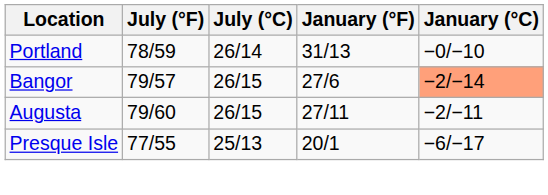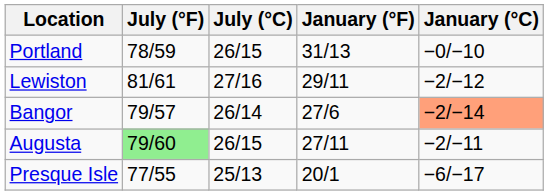(238, 50) 26/14 -> (238, 50) 26/15
+ row: (48, 81)
(238, 81) 26/15 -> (238, 112) 26/14
(152, 112) no background -> (152, 143) lightgreen background
